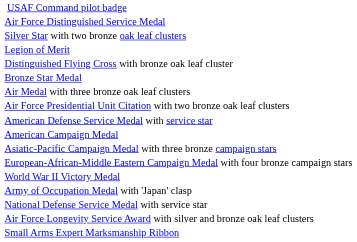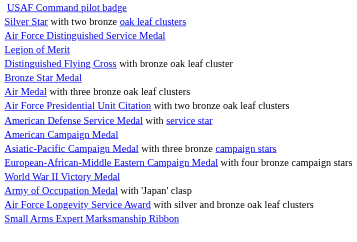rows swapped: (85, 21) <-> (95, 36)
- row: (106, 204)
